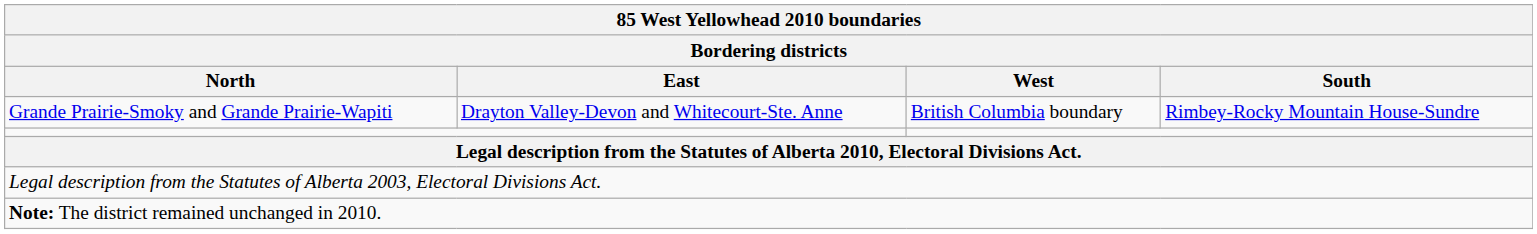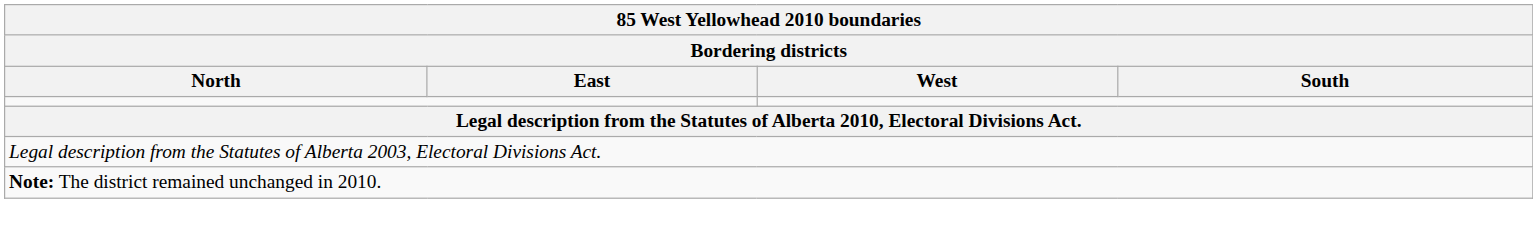- row: (201, 111)
